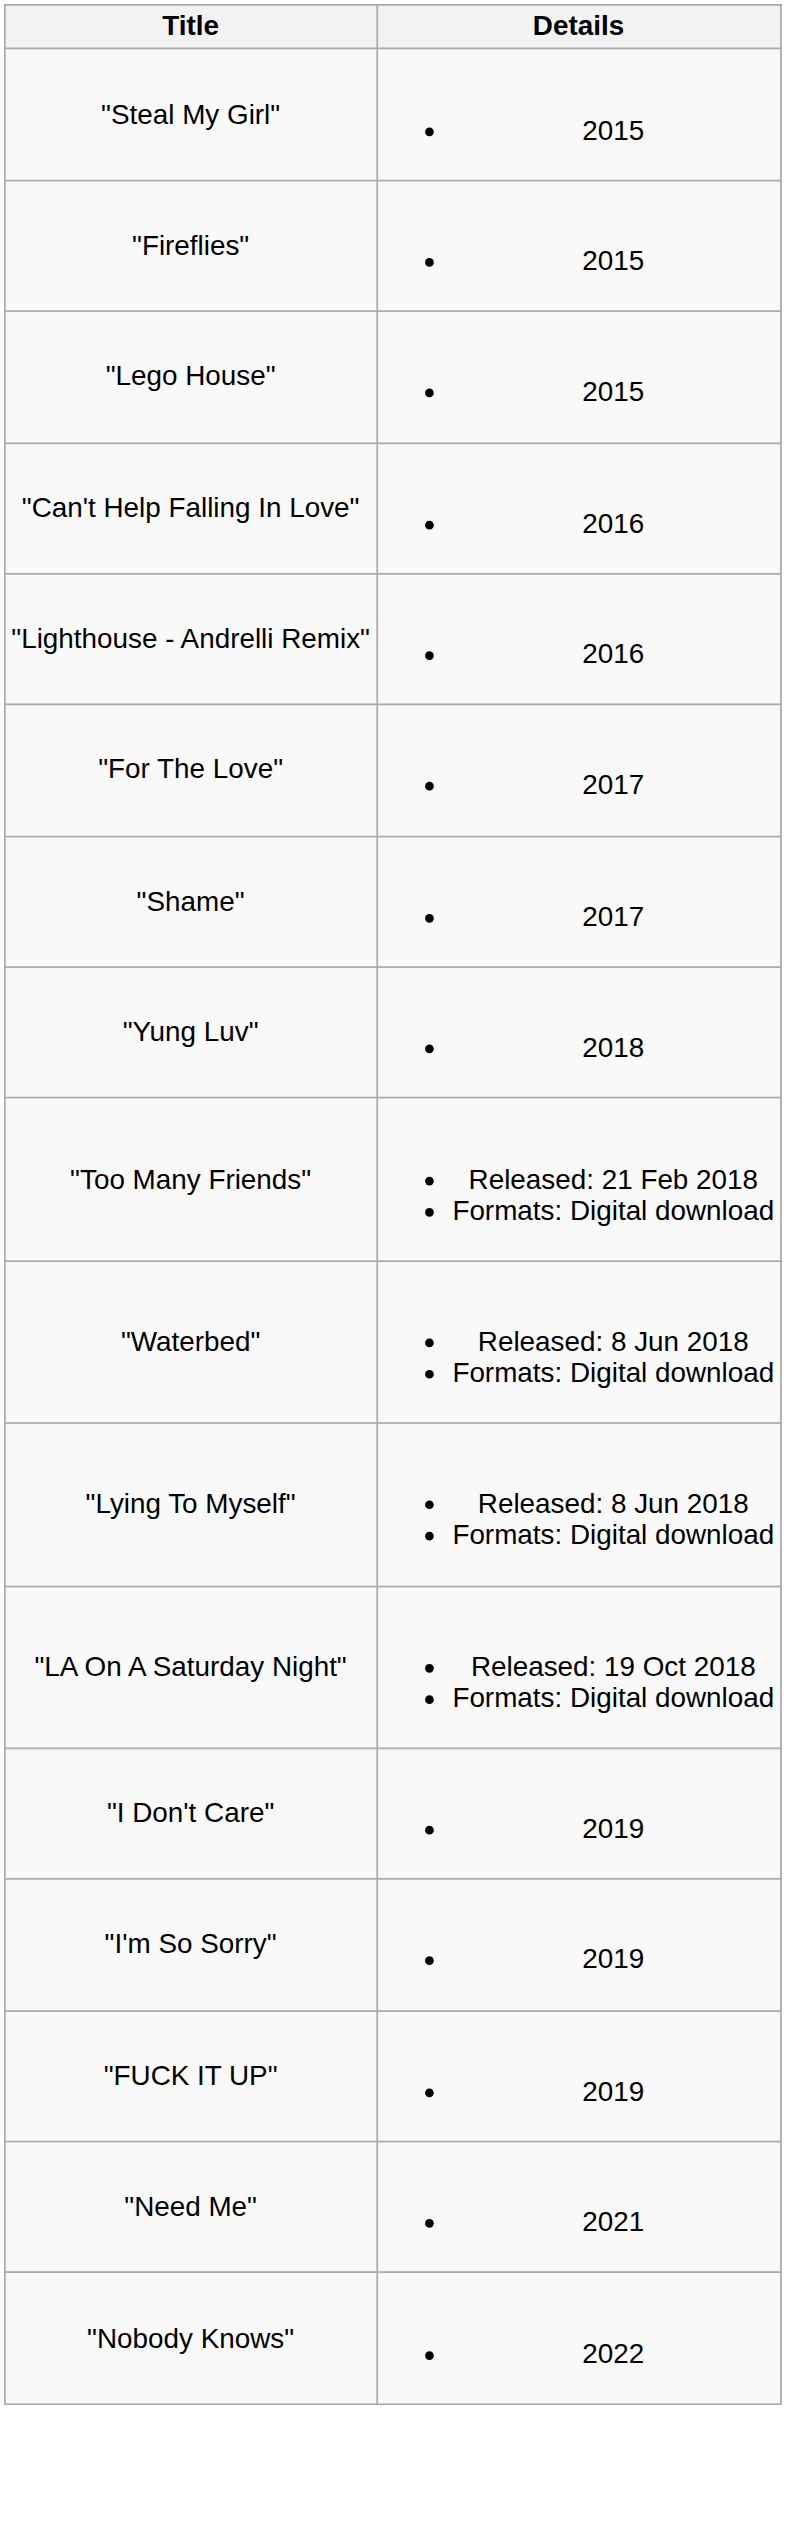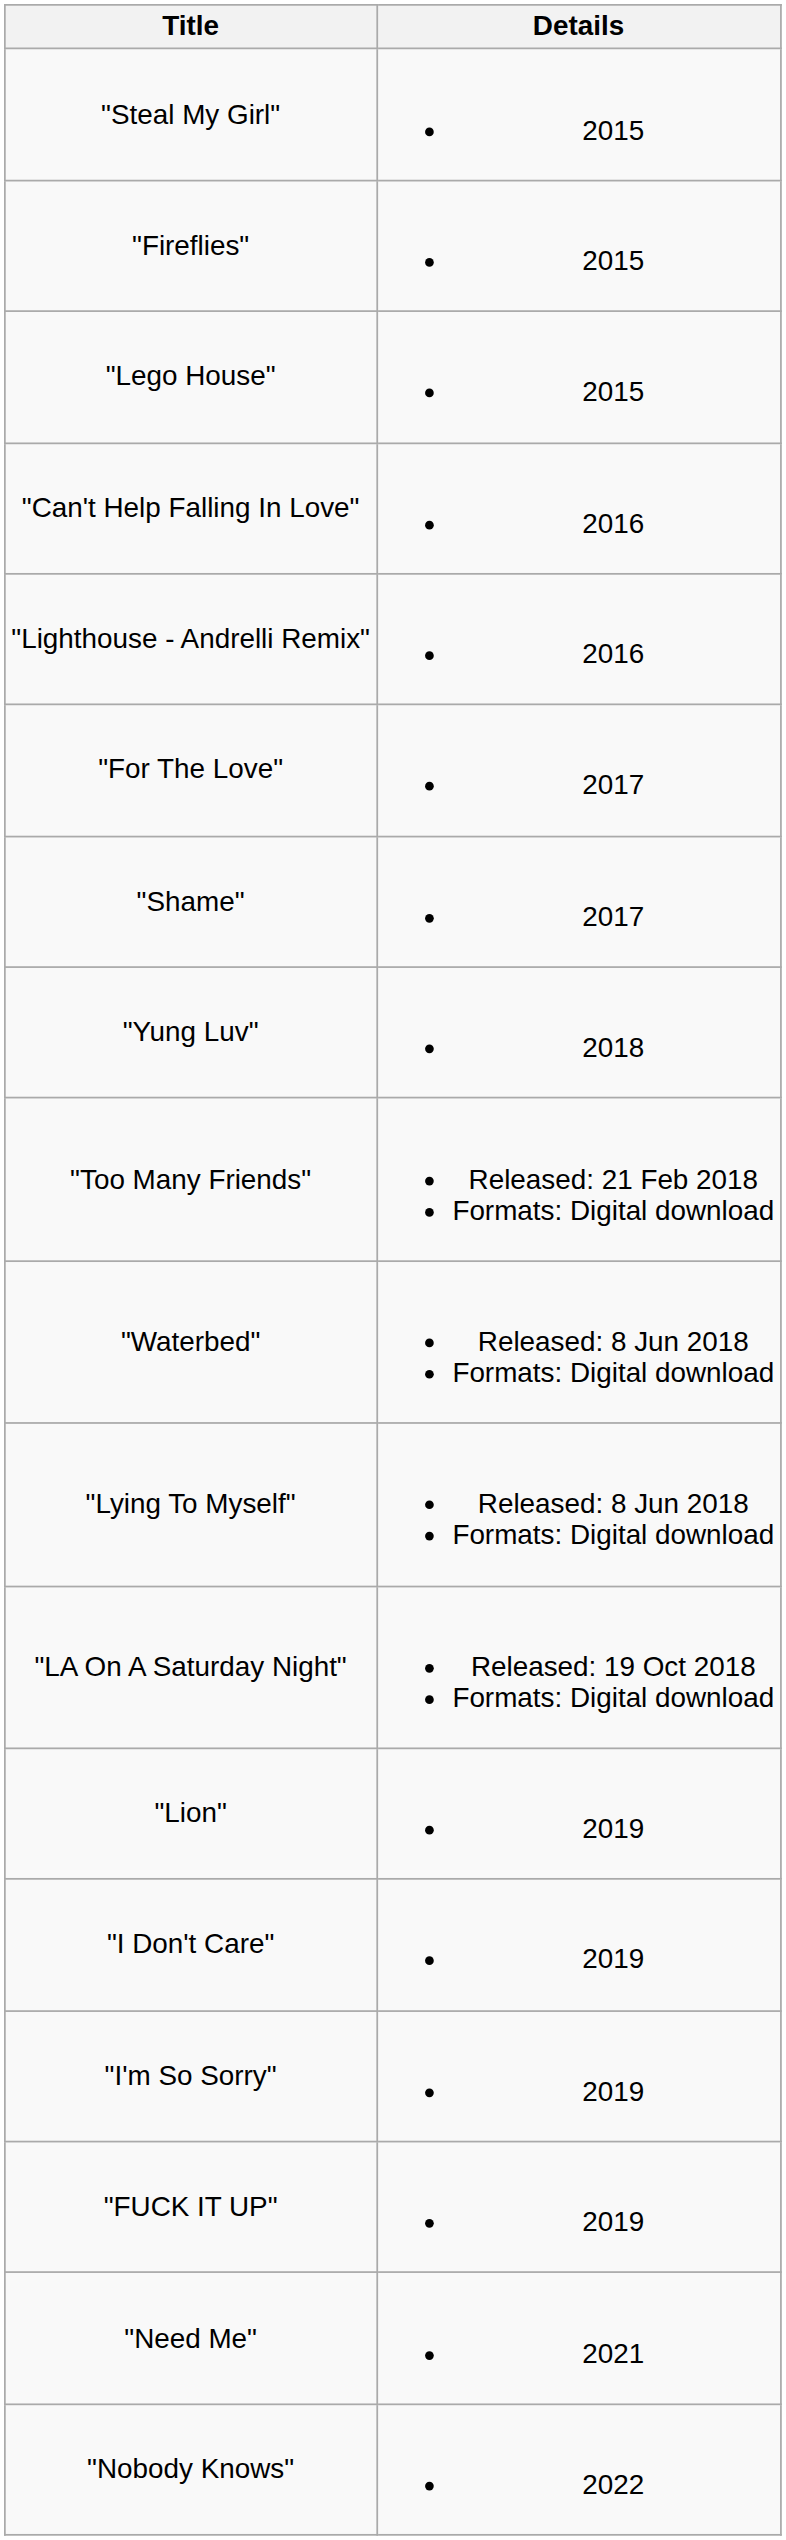+ row: (191, 1813)
